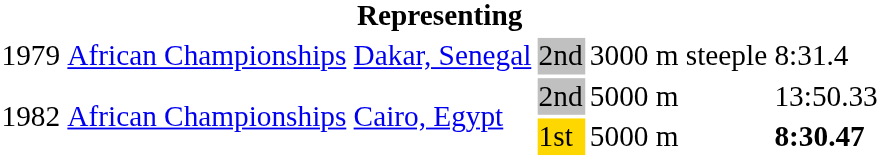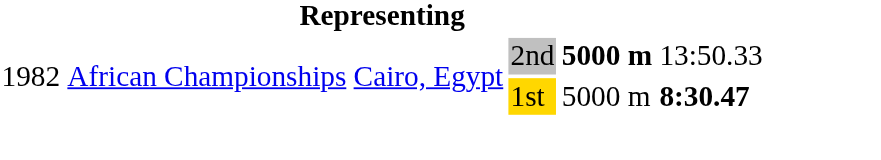- row: (31, 55)
(634, 96) normal -> (607, 55) bold
